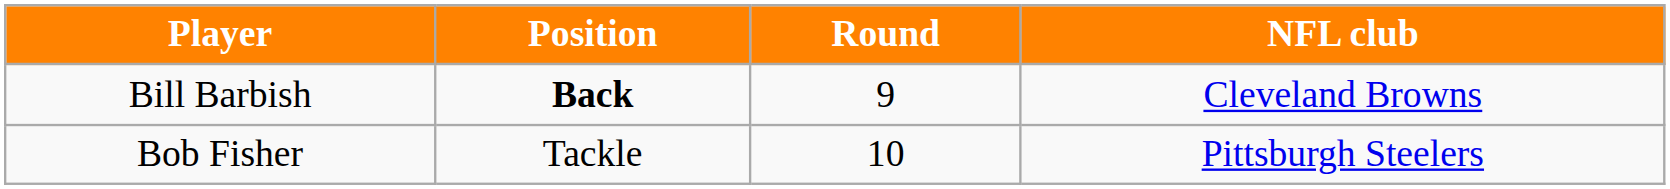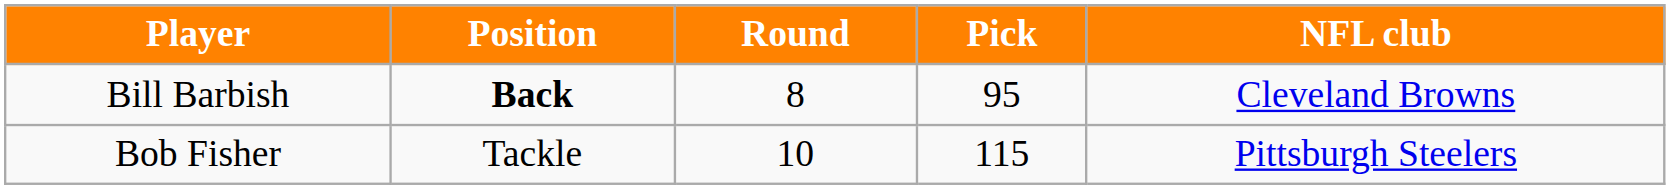+ column: (1002, 34)
(886, 93) 9 -> (795, 93) 8
